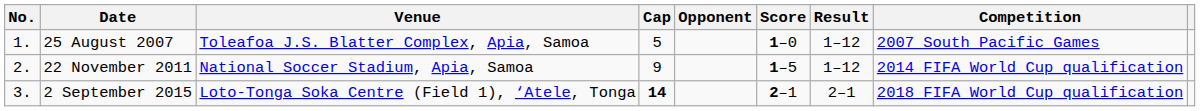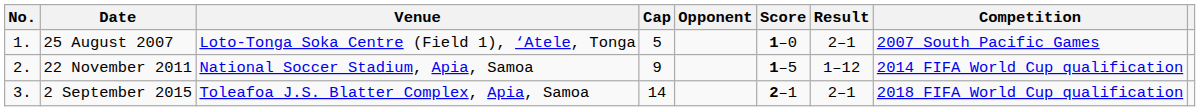(394, 42) Toleafoa J.S. Blatter Complex, Apia, Samoa -> (418, 42) Loto-Tonga Soka Centre (Field 1), ‘Atele, Tonga
(842, 42) 1–12 -> (842, 42) 2–1
(418, 93) Loto-Tonga Soka Centre (Field 1), ‘Atele, Tonga -> (394, 93) Toleafoa J.S. Blatter Complex, Apia, Samoa
(657, 93) bold -> (657, 93) normal
